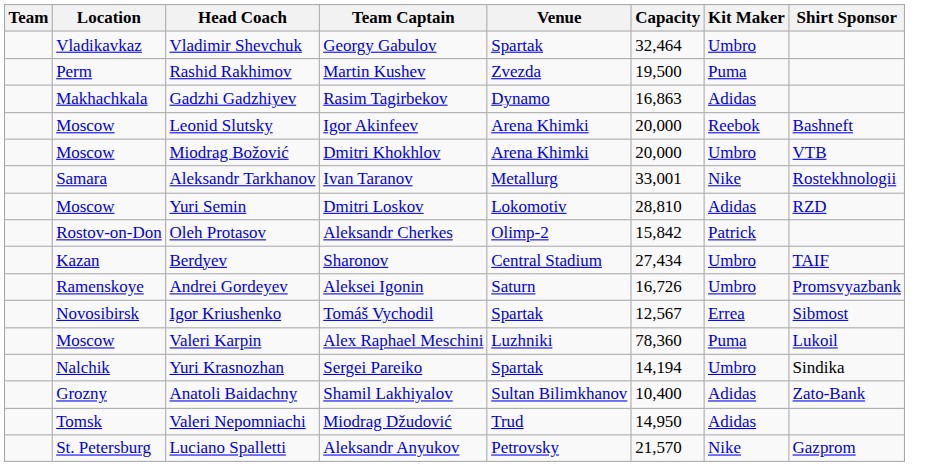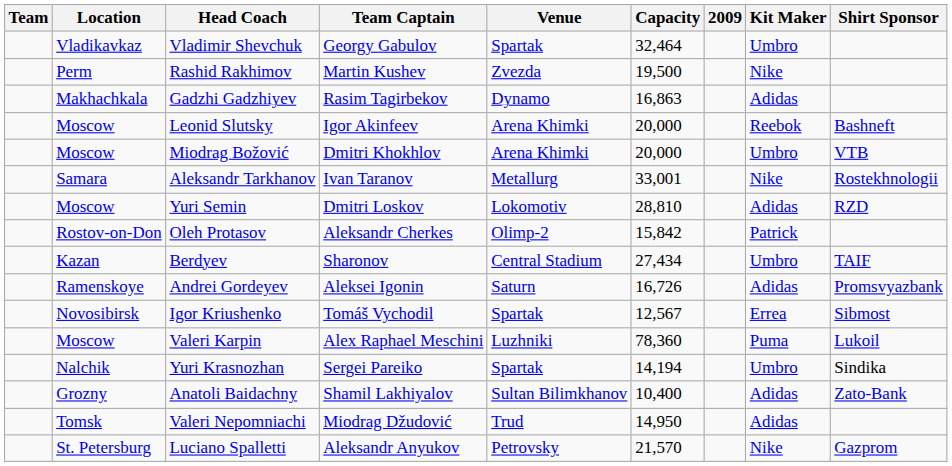+ column: (725, 17)
(727, 71) Puma -> (766, 71) Nike
(732, 286) Umbro -> (774, 286) Adidas
